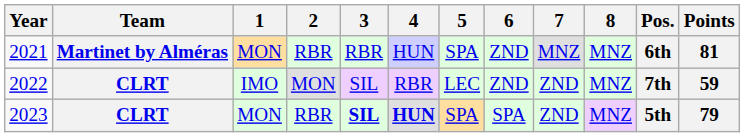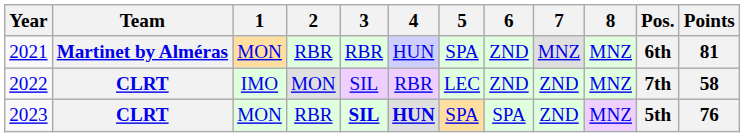(709, 83) 59 -> (709, 83) 58
(709, 114) 79 -> (709, 114) 76
